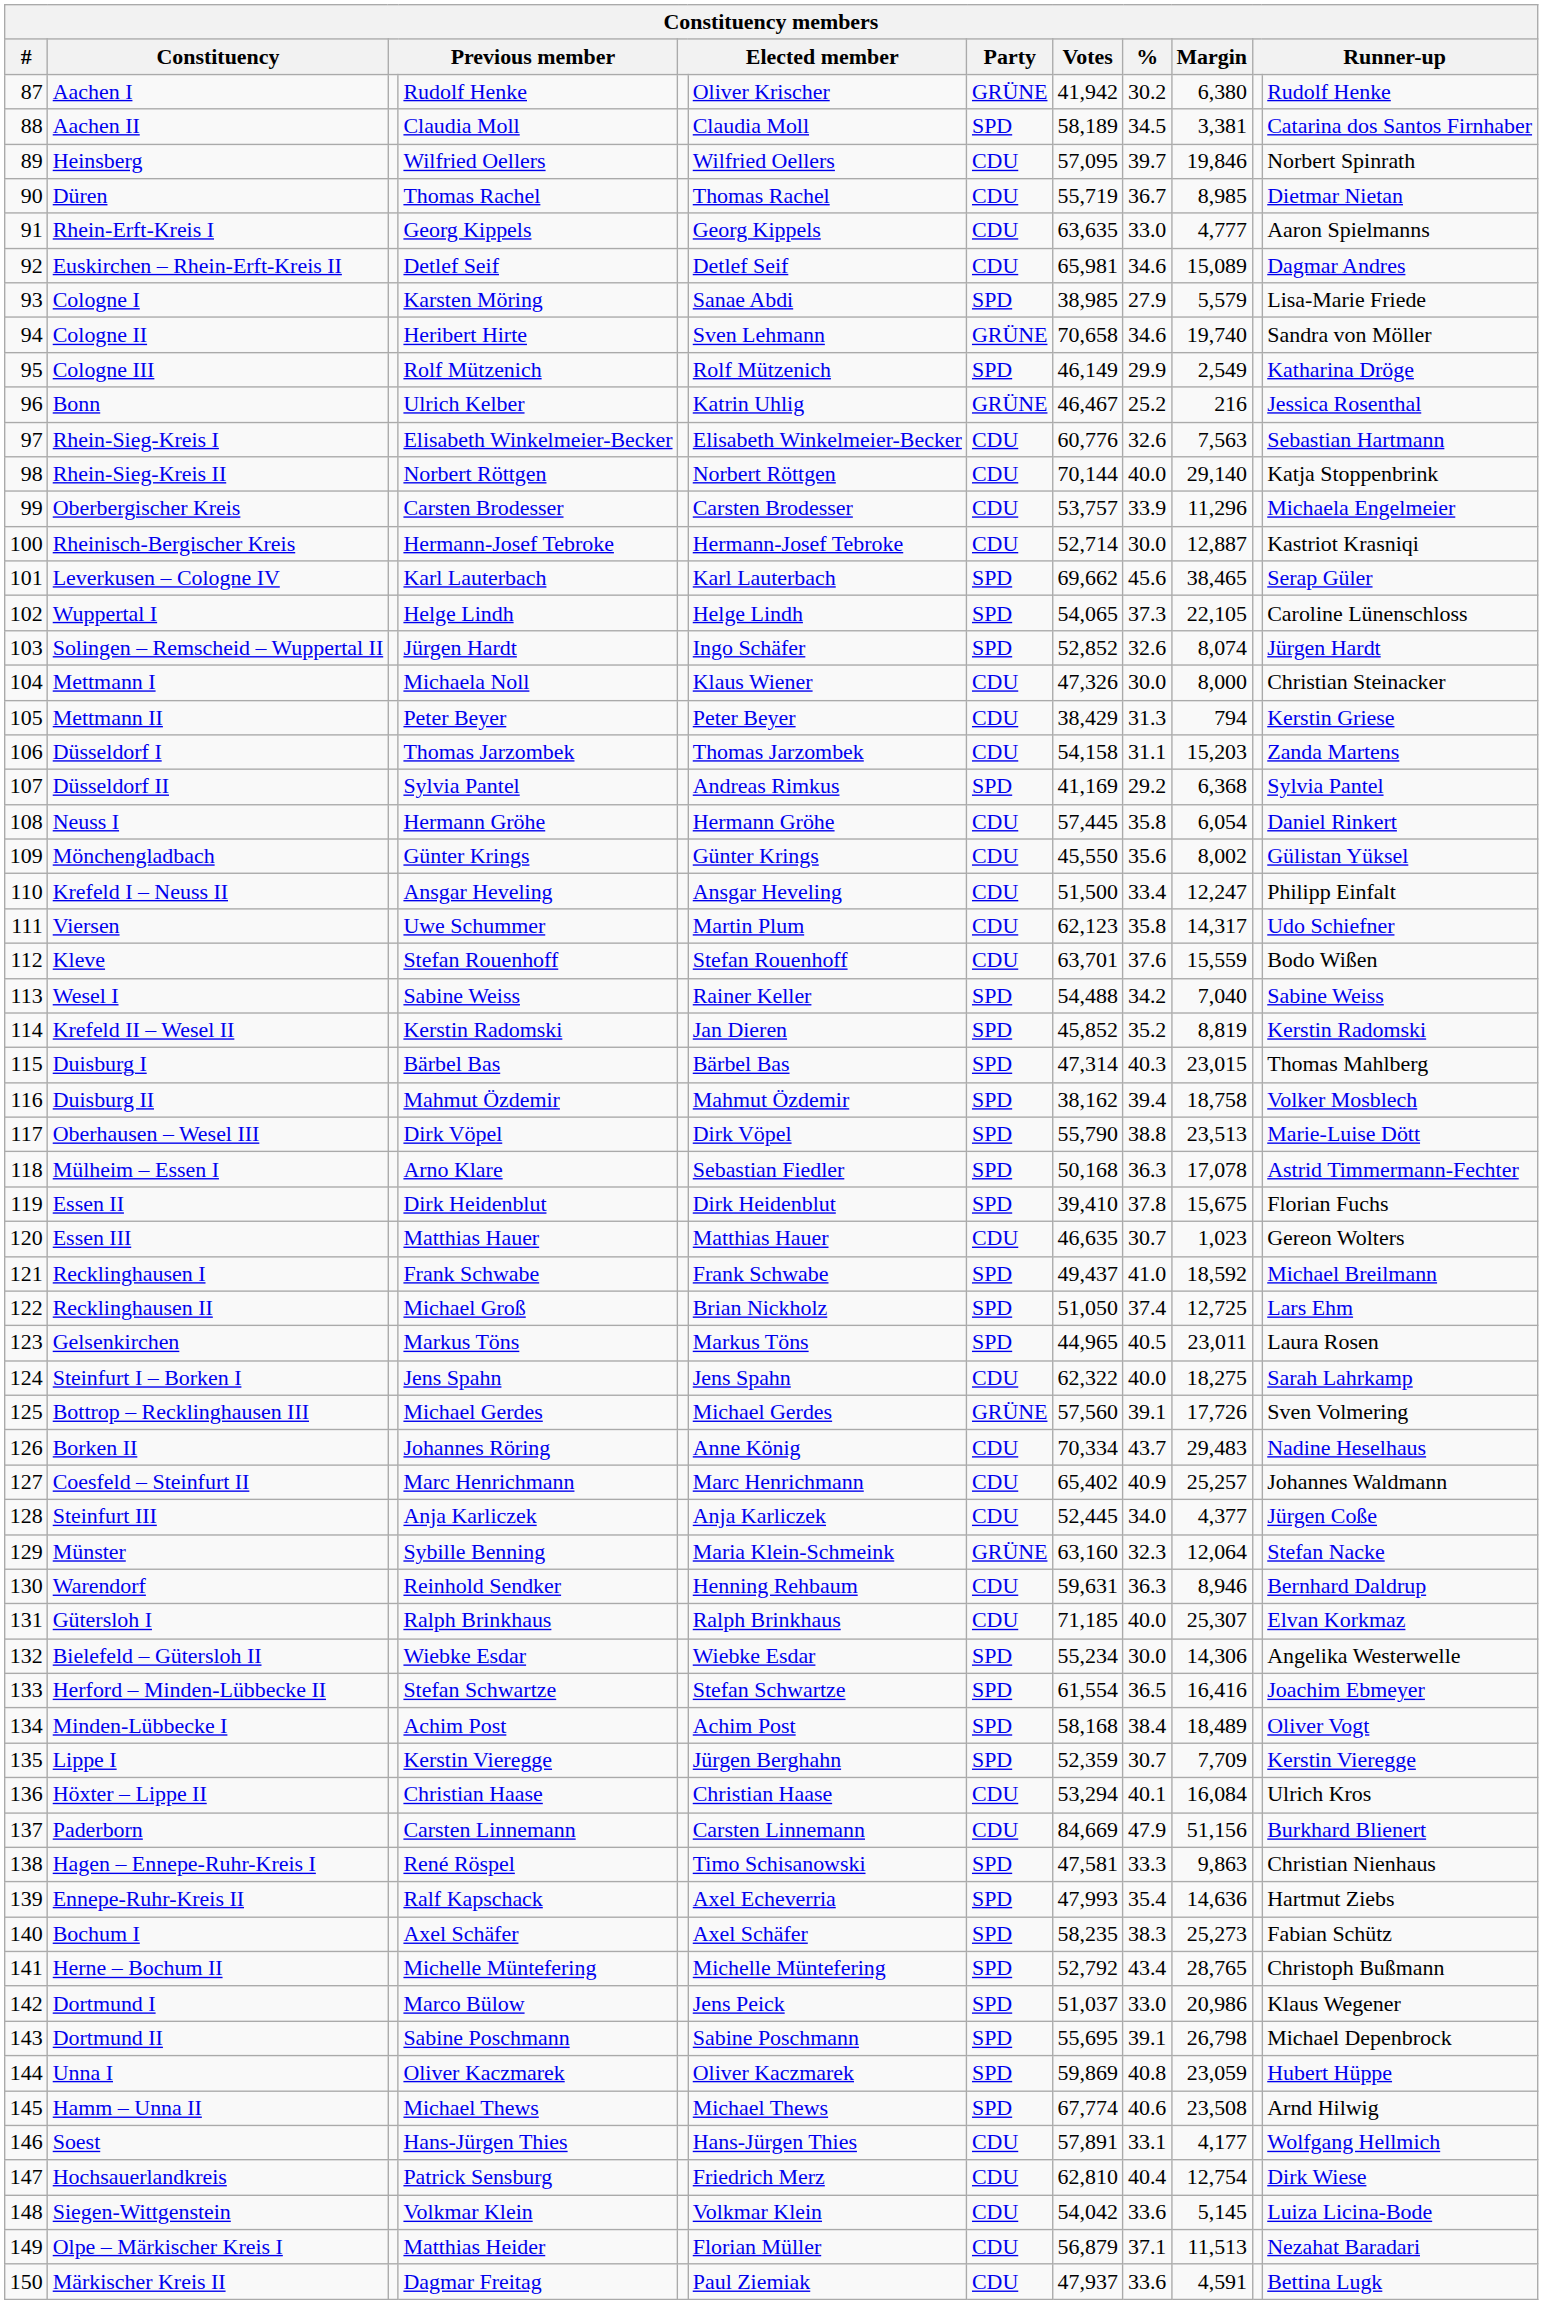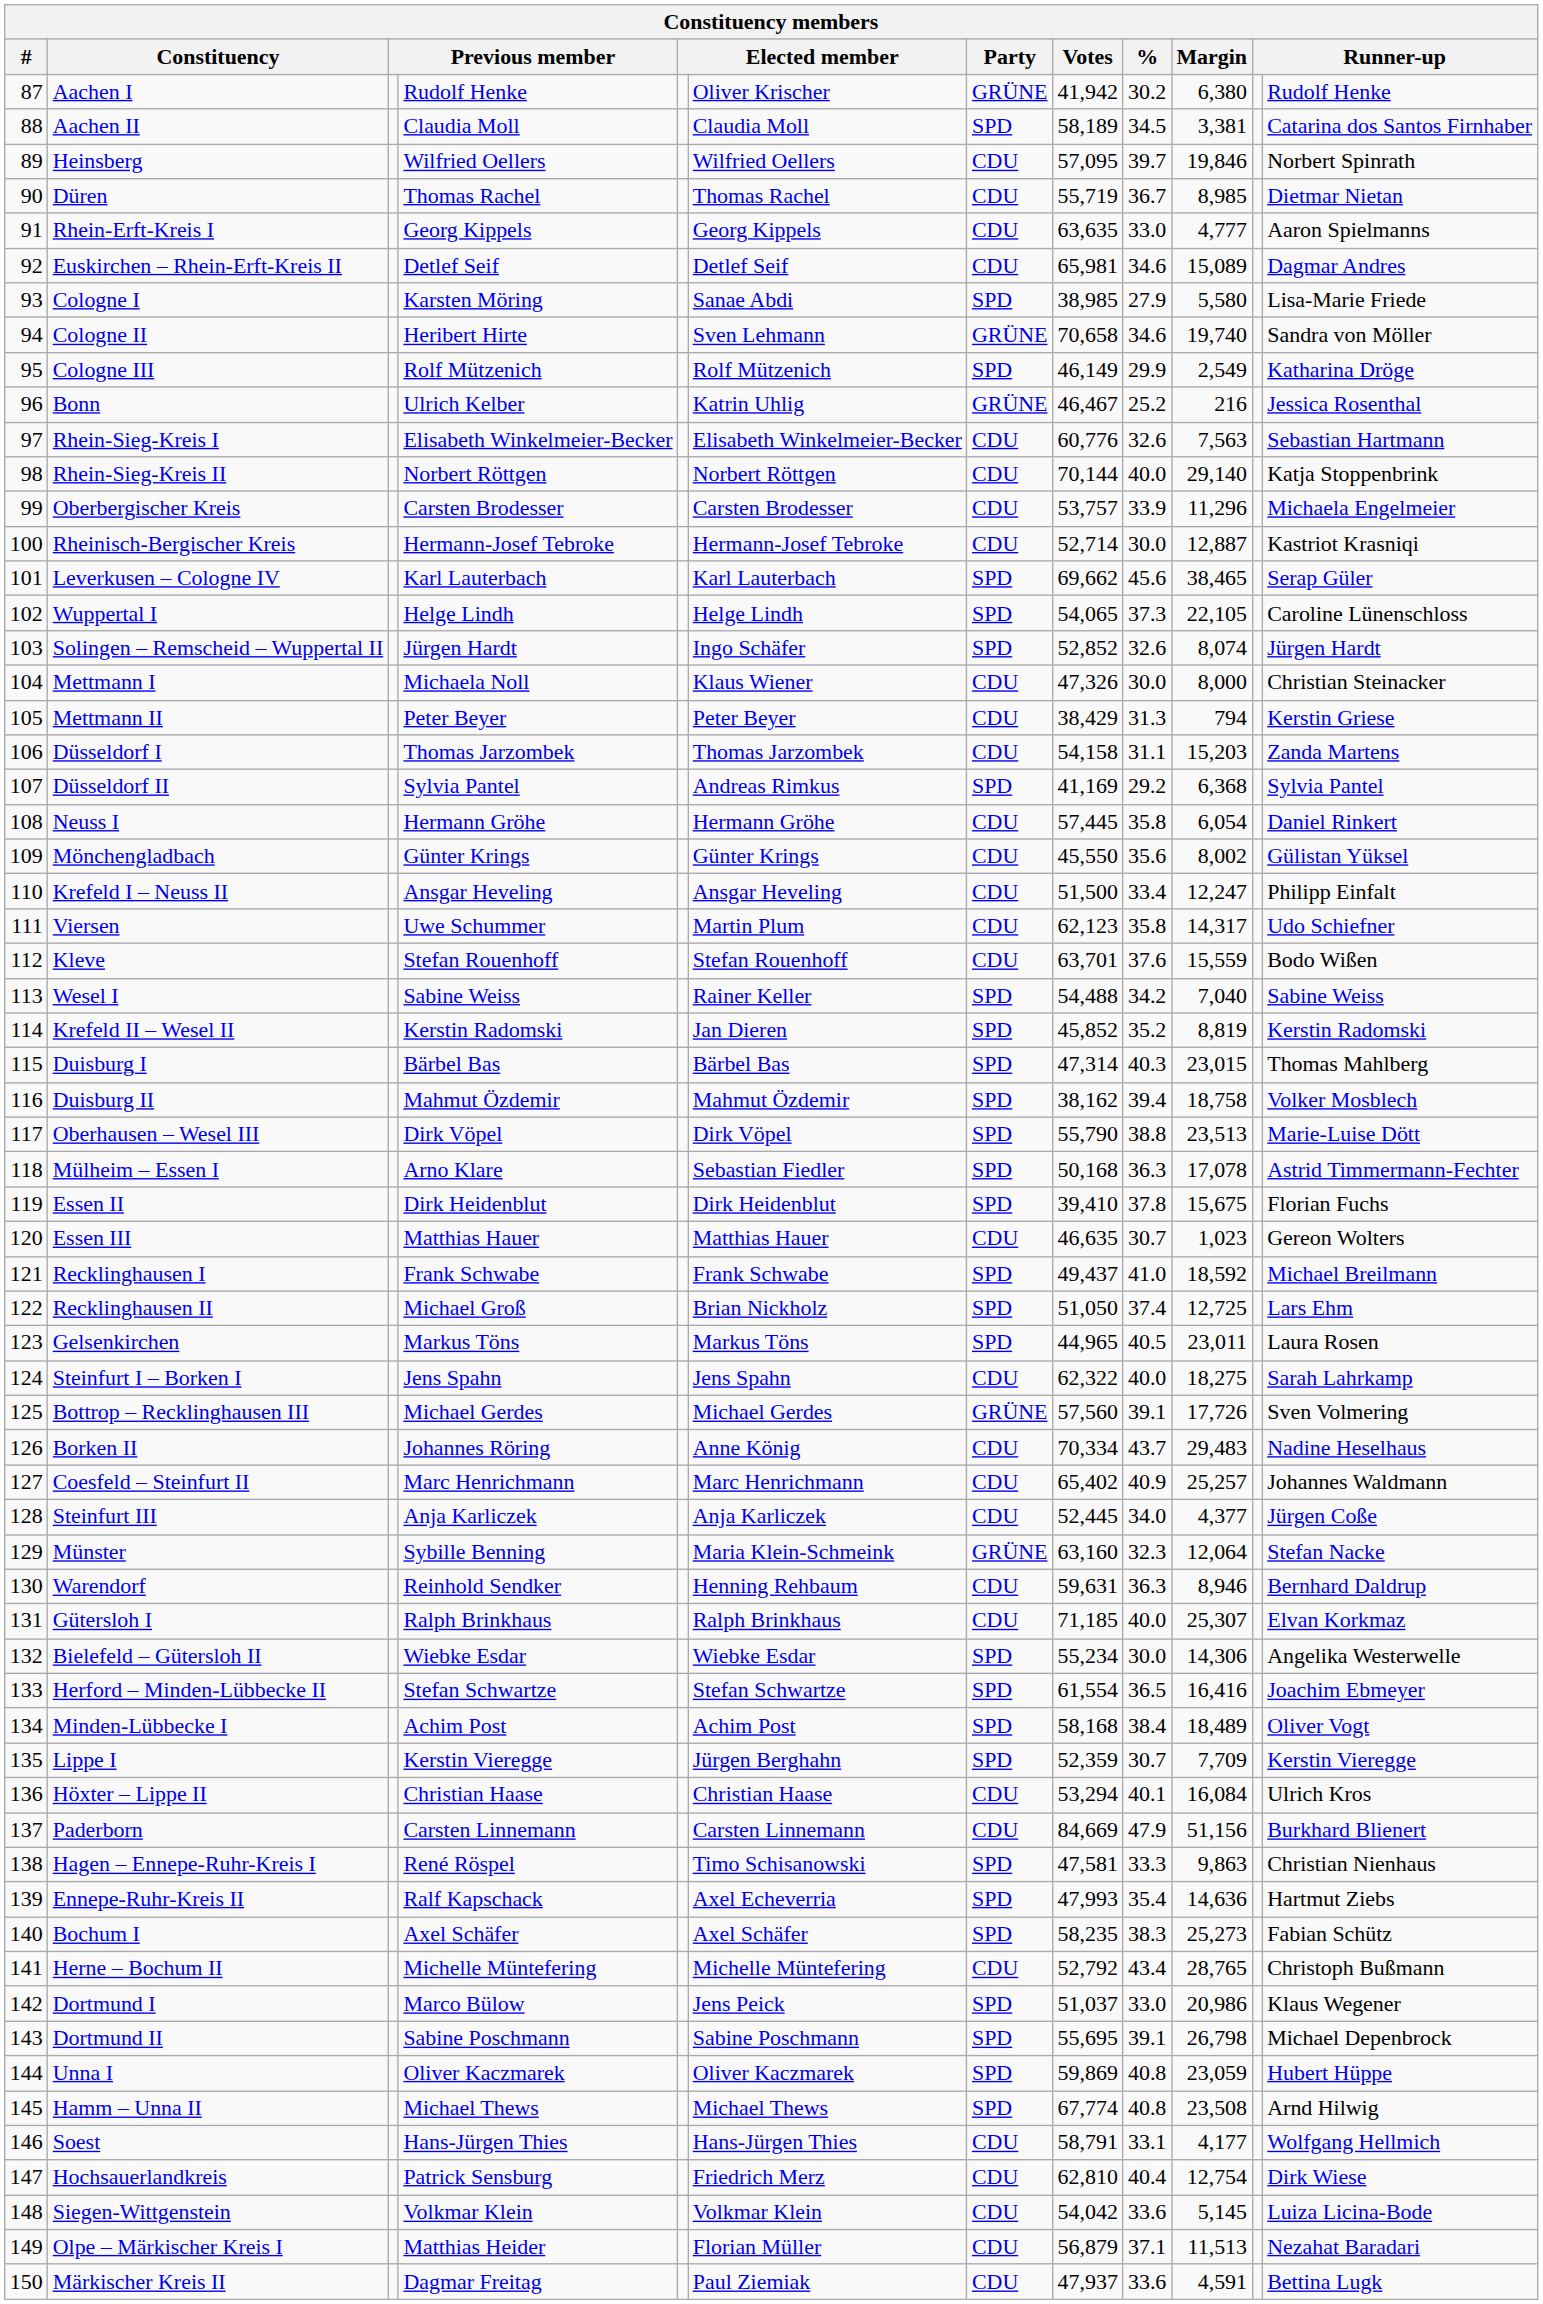(1222, 299) 5,579 -> (1222, 299) 5,580
(992, 1968) SPD -> (995, 1968) CDU
(1147, 2107) 40.6 -> (1147, 2107) 40.8
(1088, 2142) 57,891 -> (1088, 2142) 58,791
